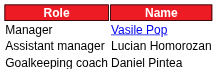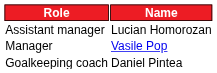rows swapped: (29, 30) <-> (55, 46)
